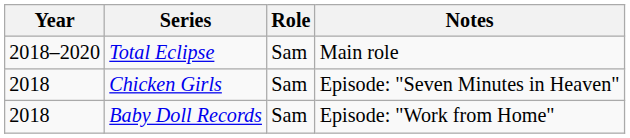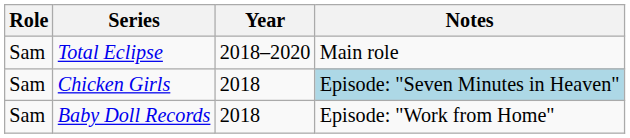columns swapped: (55, 20) <-> (291, 20)
(470, 84) no background -> (470, 84) lightblue background
